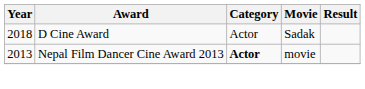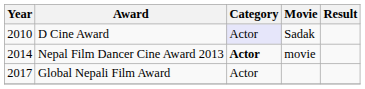(20, 34) 2018 -> (20, 34) 2010
(244, 34) no background -> (244, 34) lavender background
(20, 53) 2013 -> (20, 53) 2014
+ row: (104, 73)
